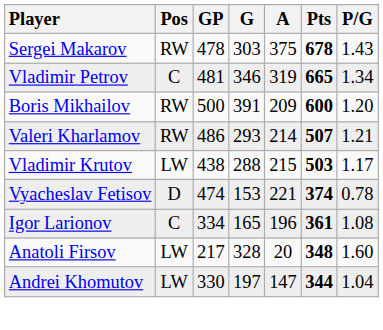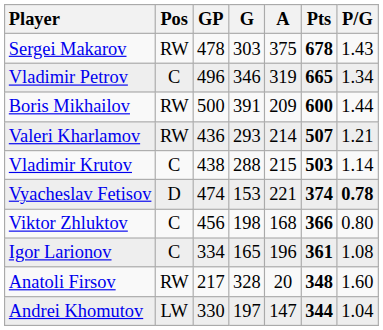(211, 77) 481 -> (211, 77) 496
(357, 106) 1.20 -> (357, 106) 1.44
(211, 135) 486 -> (211, 135) 436
(174, 164) LW -> (174, 164) C
(357, 164) 1.17 -> (357, 164) 1.14
(357, 194) normal -> (357, 194) bold
+ row: (68, 223)
(174, 252) LW -> (174, 281) RW
